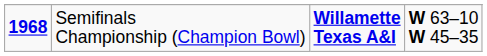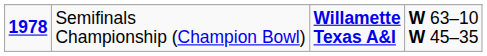(28, 28) 1968 -> (28, 28) 1978
